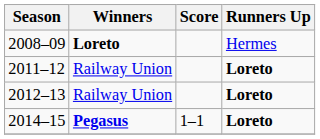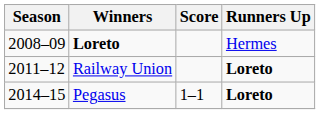- row: (37, 95)
(101, 120) bold -> (99, 95) normal
